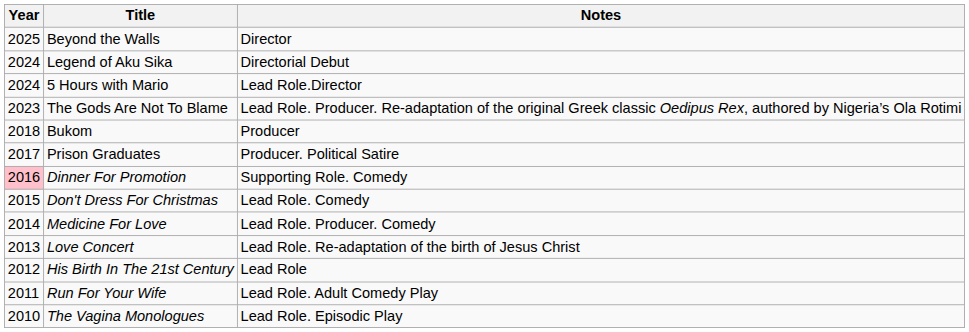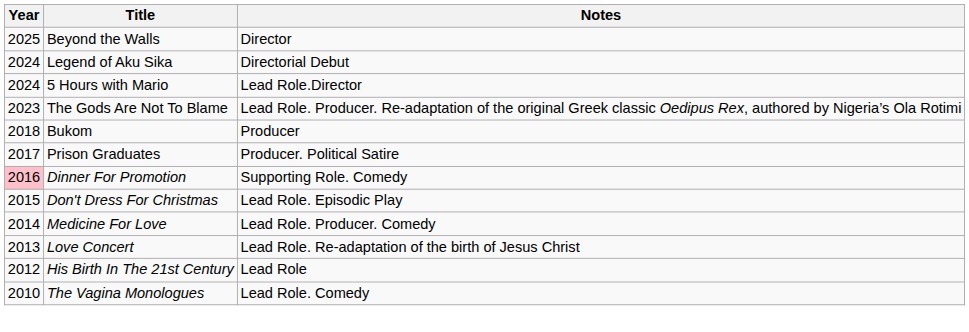(305, 200) Lead Role. Comedy -> (321, 200) Lead Role. Episodic Play
- row: (107, 293)
(321, 316) Lead Role. Episodic Play -> (305, 293) Lead Role. Comedy
